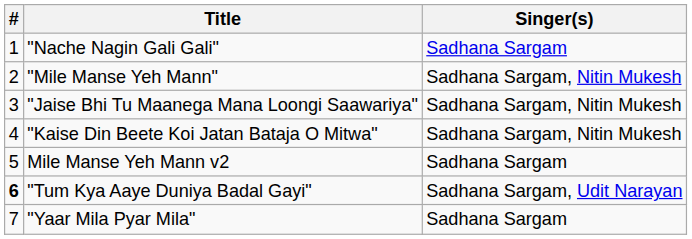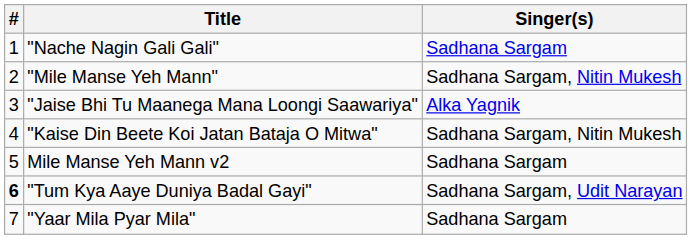(554, 105) Sadhana Sargam, Nitin Mukesh -> (473, 105) Alka Yagnik
